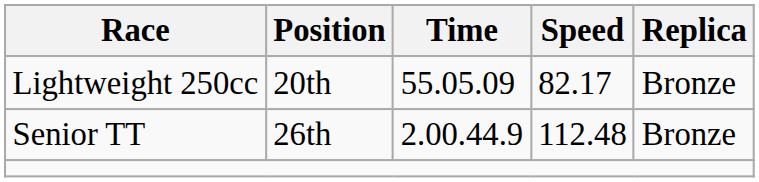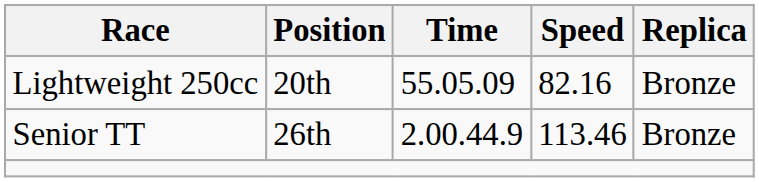(575, 82) 82.17 -> (575, 82) 82.16
(582, 133) 112.48 -> (582, 133) 113.46
